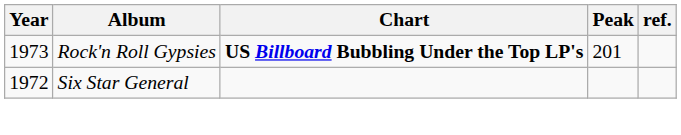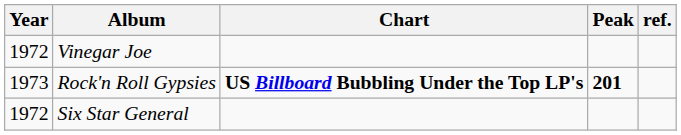+ row: (105, 51)
(607, 51) normal -> (607, 82) bold
